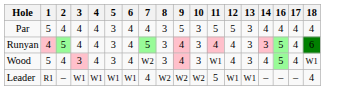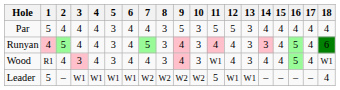+ column: (281, 12)
(48, 61) 5 -> (48, 61) R1
(148, 61) W2 -> (148, 61) 4
(48, 78) R1 -> (48, 77) 5
(148, 77) 4 -> (148, 78) W2
